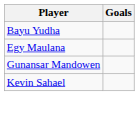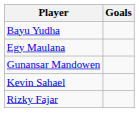+ row: (32, 99)
